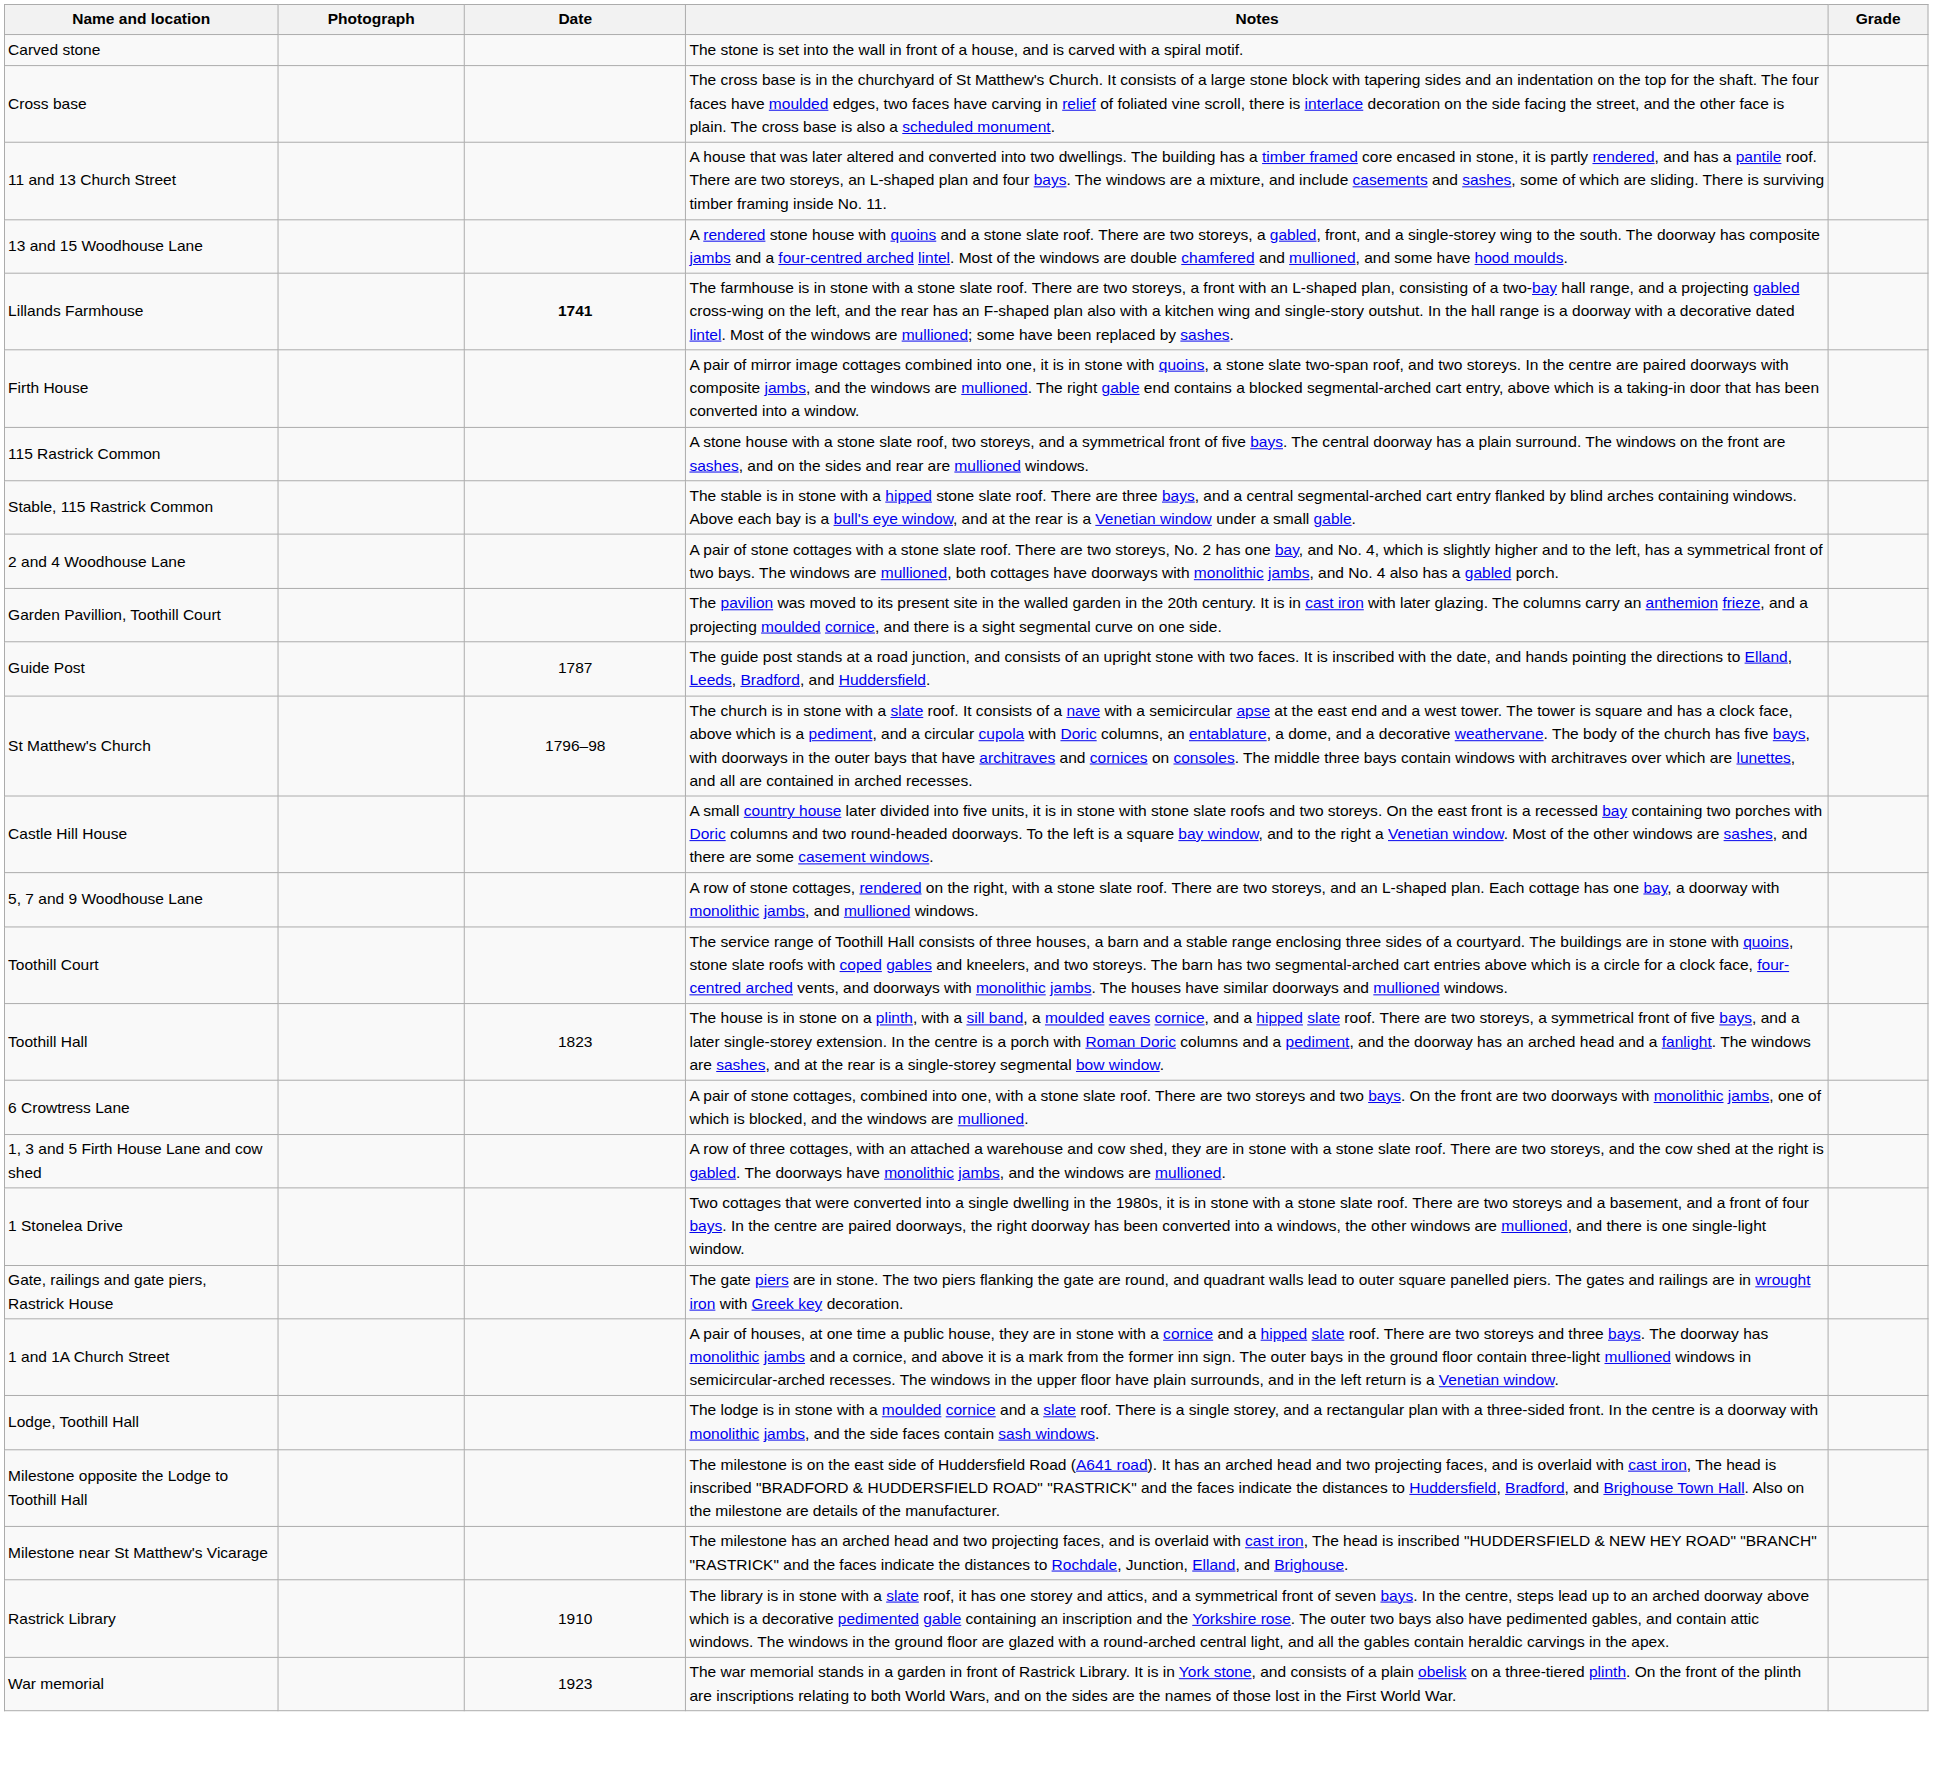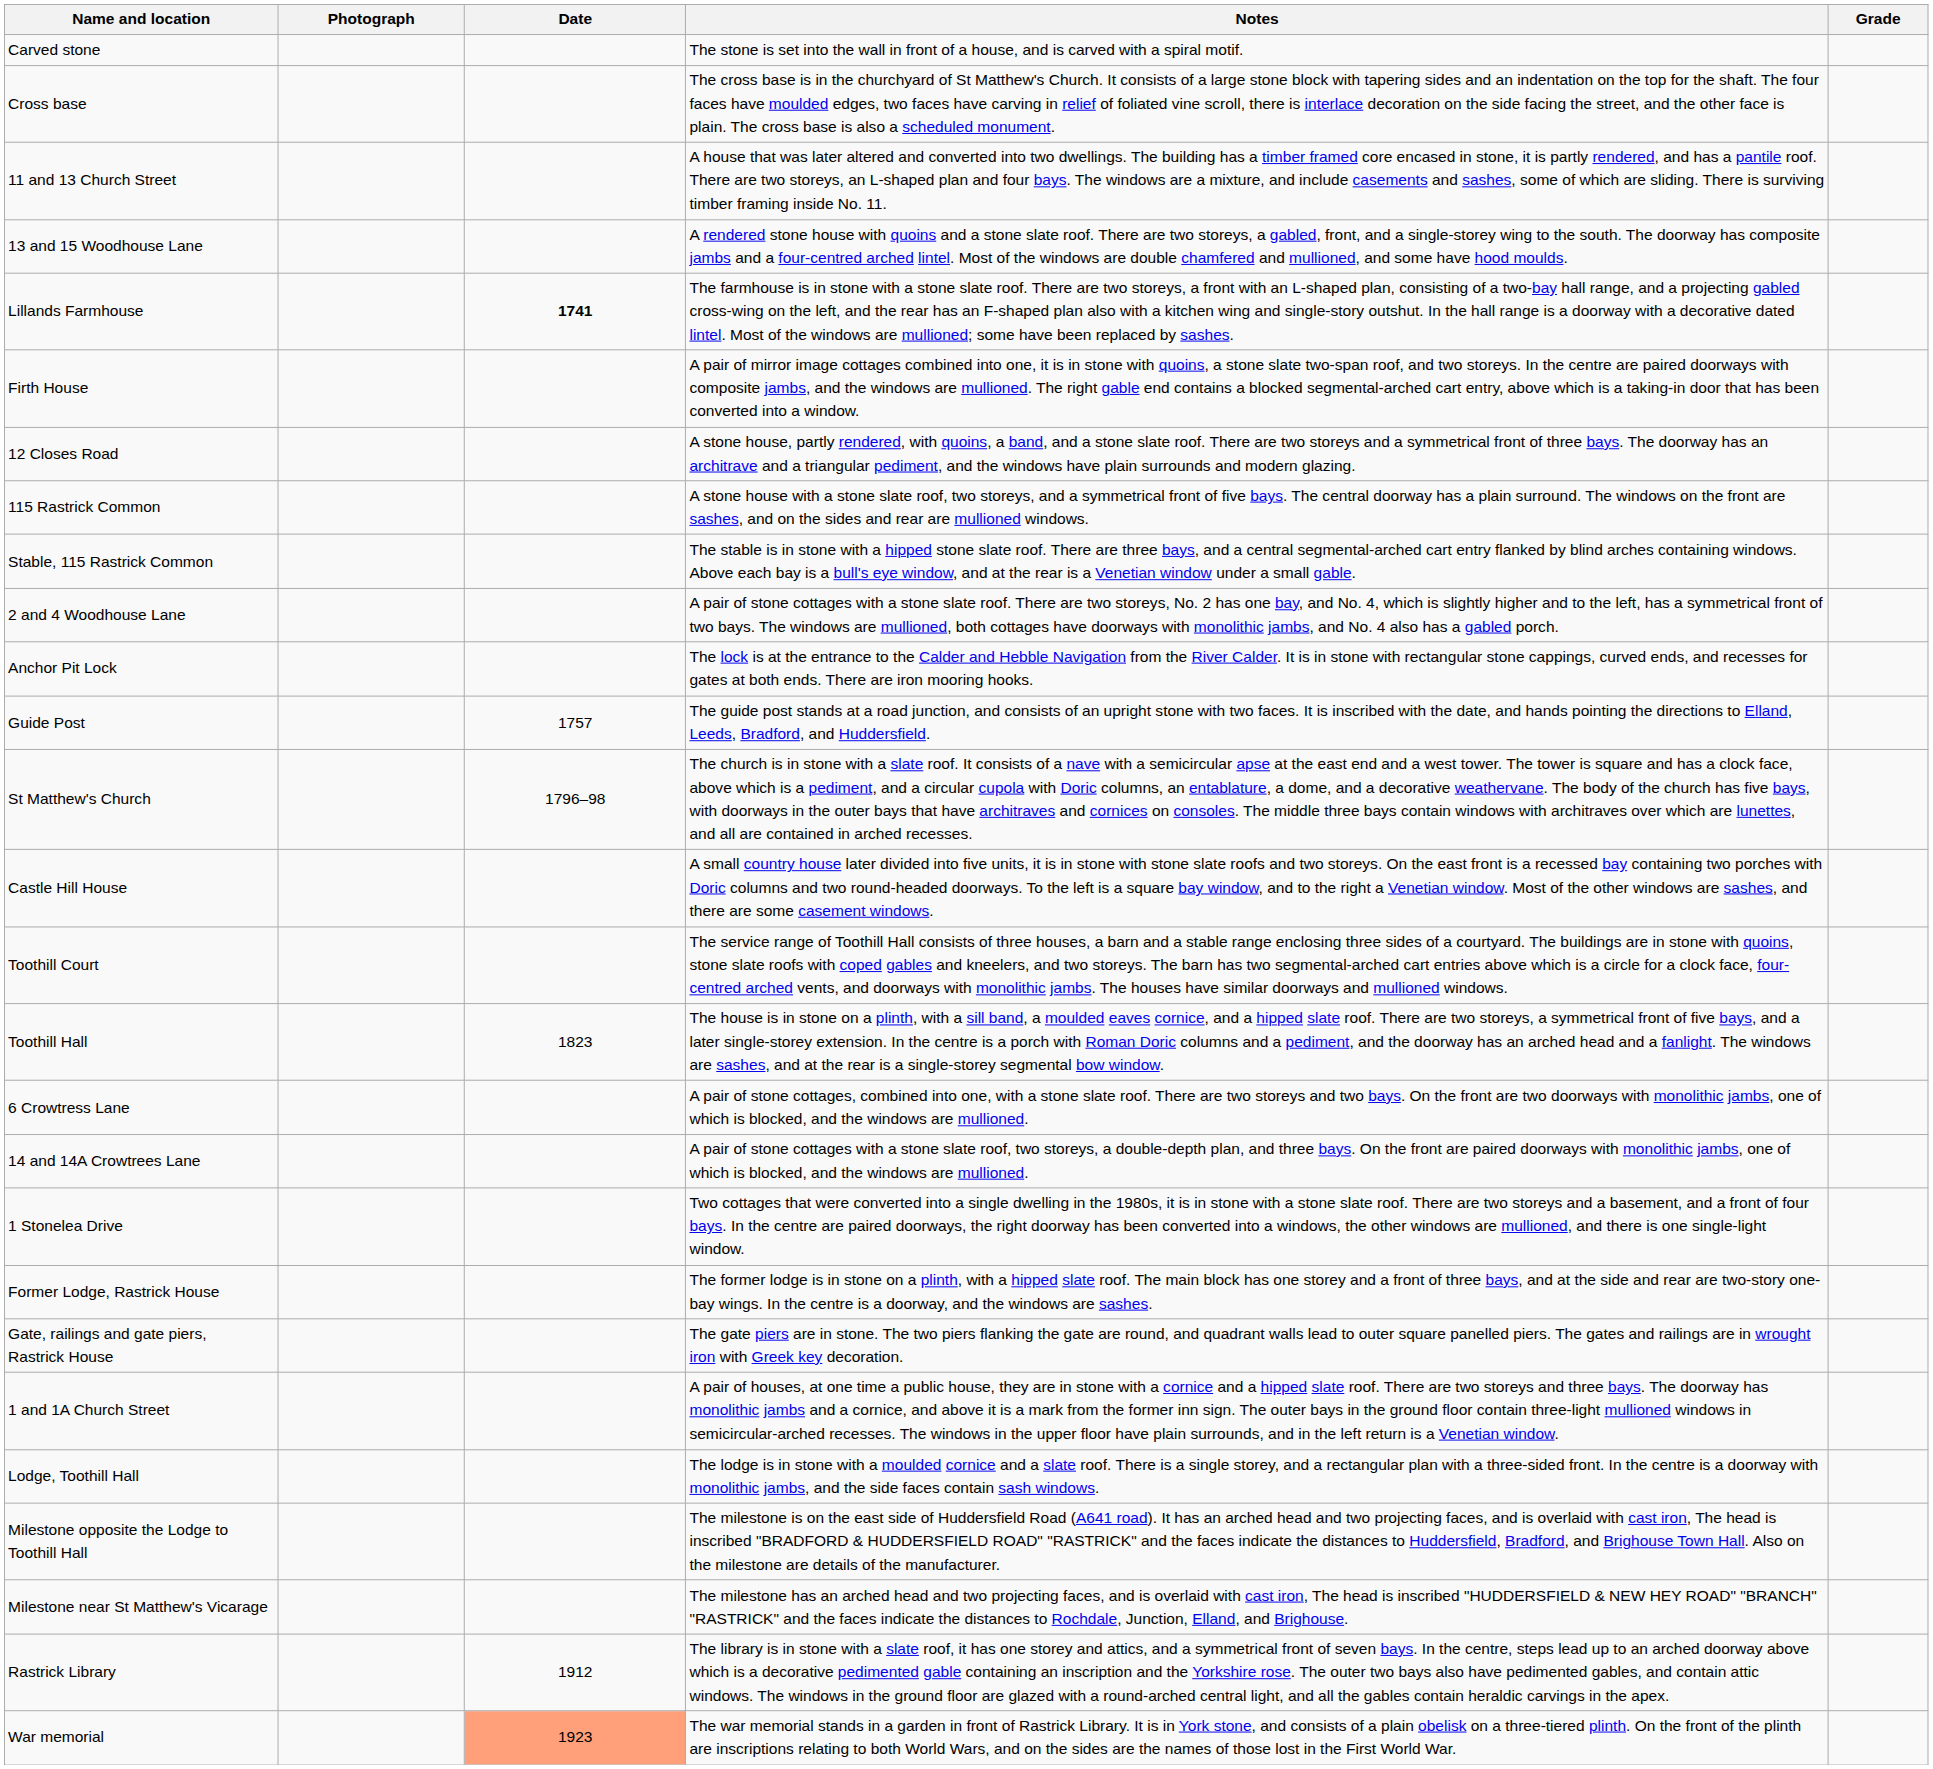+ row: (63, 453)
+ row: (62, 668)
- row: (114, 615)
(575, 668) 1787 -> (575, 722) 1757
- row: (105, 899)
+ row: (104, 1161)
- row: (135, 1161)
+ row: (114, 1291)
(575, 1618) 1910 -> (575, 1672) 1912
(575, 1683) no background -> (575, 1737) lightsalmon background
